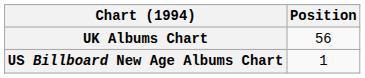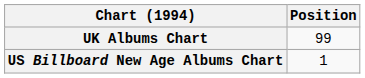(323, 39) 56 -> (323, 39) 99
